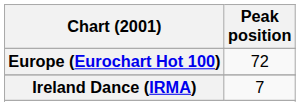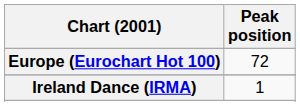(260, 87) 7 -> (260, 87) 1
